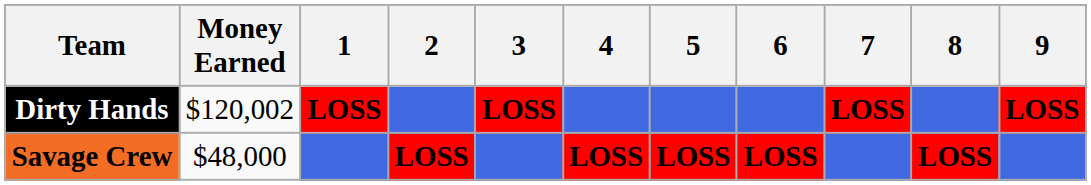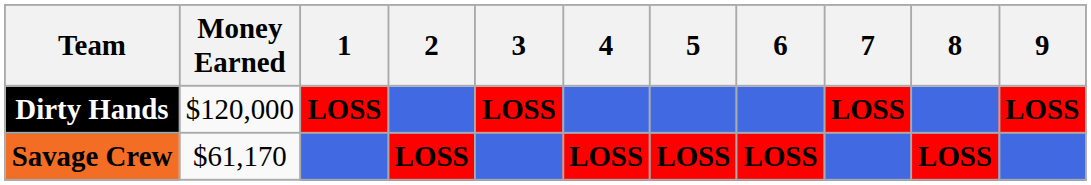(240, 109) $120,002 -> (240, 109) $120,000
(240, 156) $48,000 -> (240, 156) $61,170
